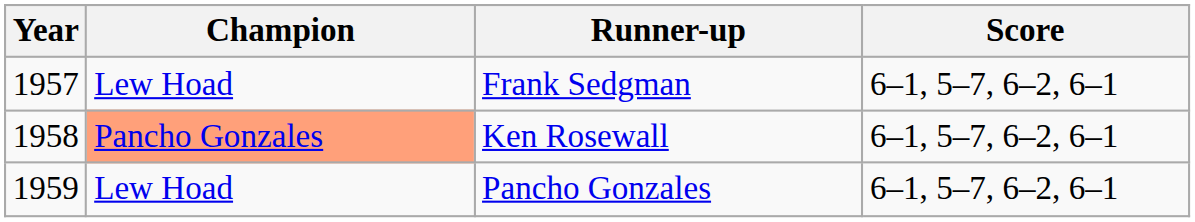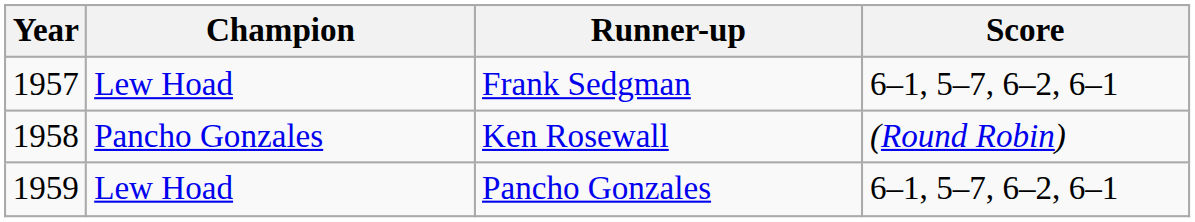(209, 135) lightsalmon background -> (209, 135) no background
(994, 135) 6–1, 5–7, 6–2, 6–1 -> (968, 135) (Round Robin)
